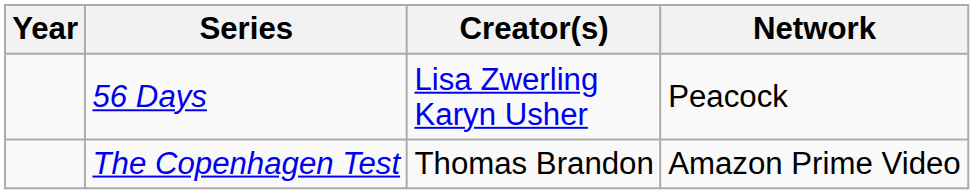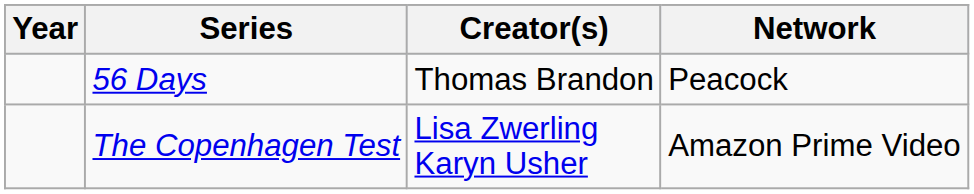(506, 96) Lisa Zwerling Karyn Usher -> (534, 78) Thomas Brandon
(534, 163) Thomas Brandon -> (506, 145) Lisa Zwerling Karyn Usher
